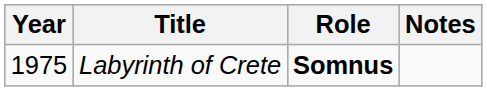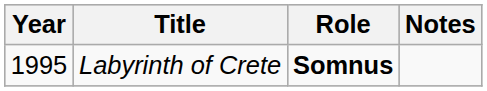(39, 65) 1975 -> (39, 65) 1995
